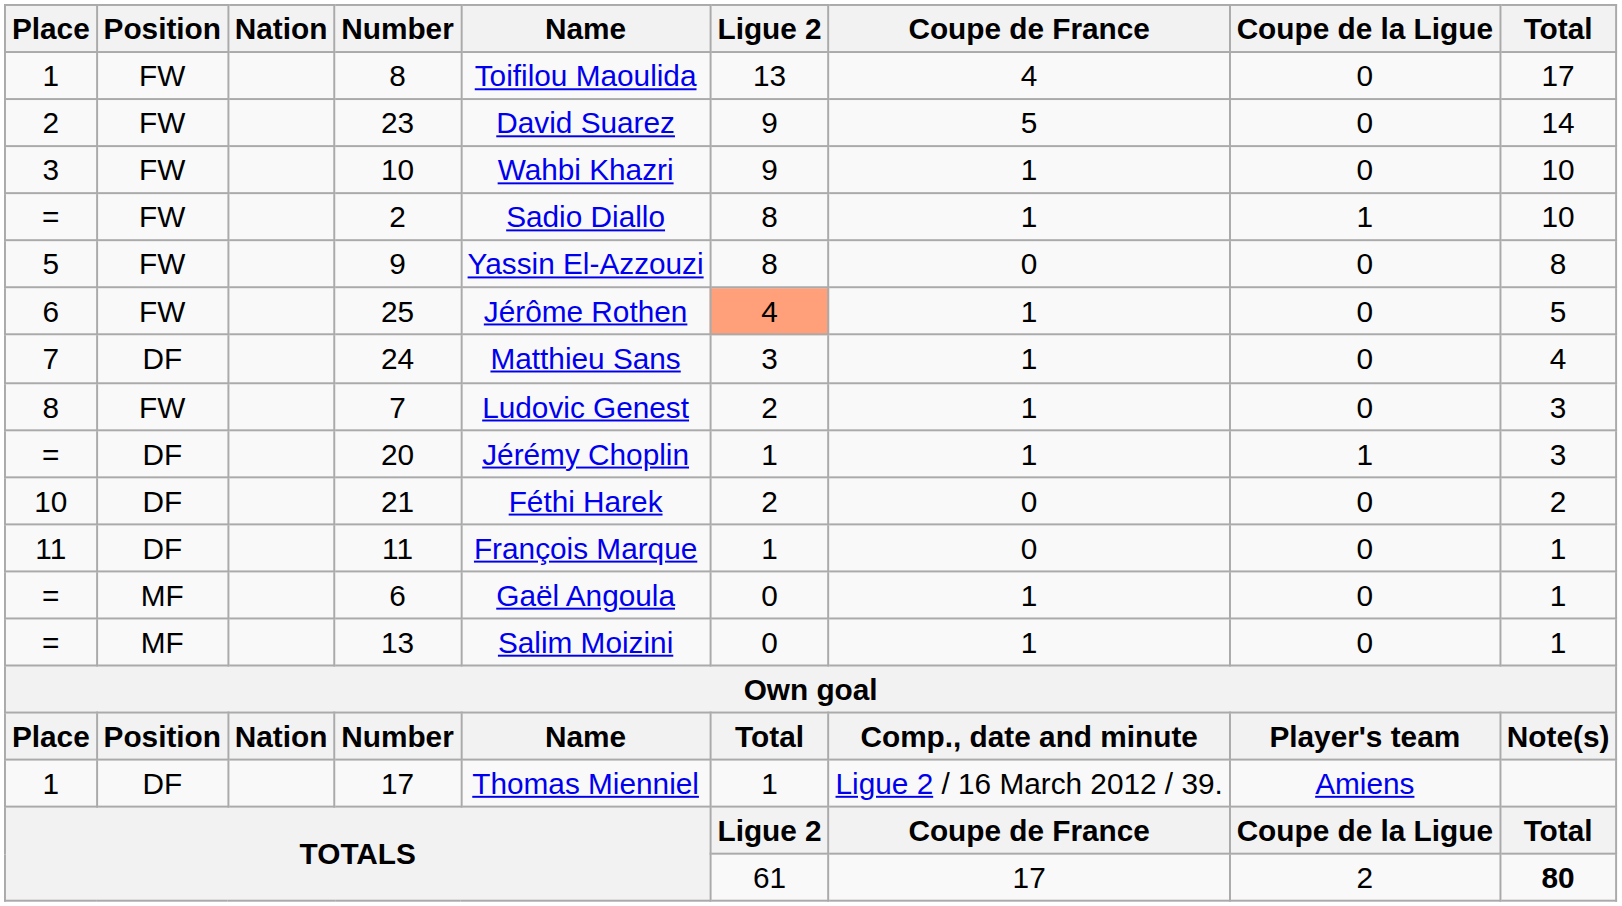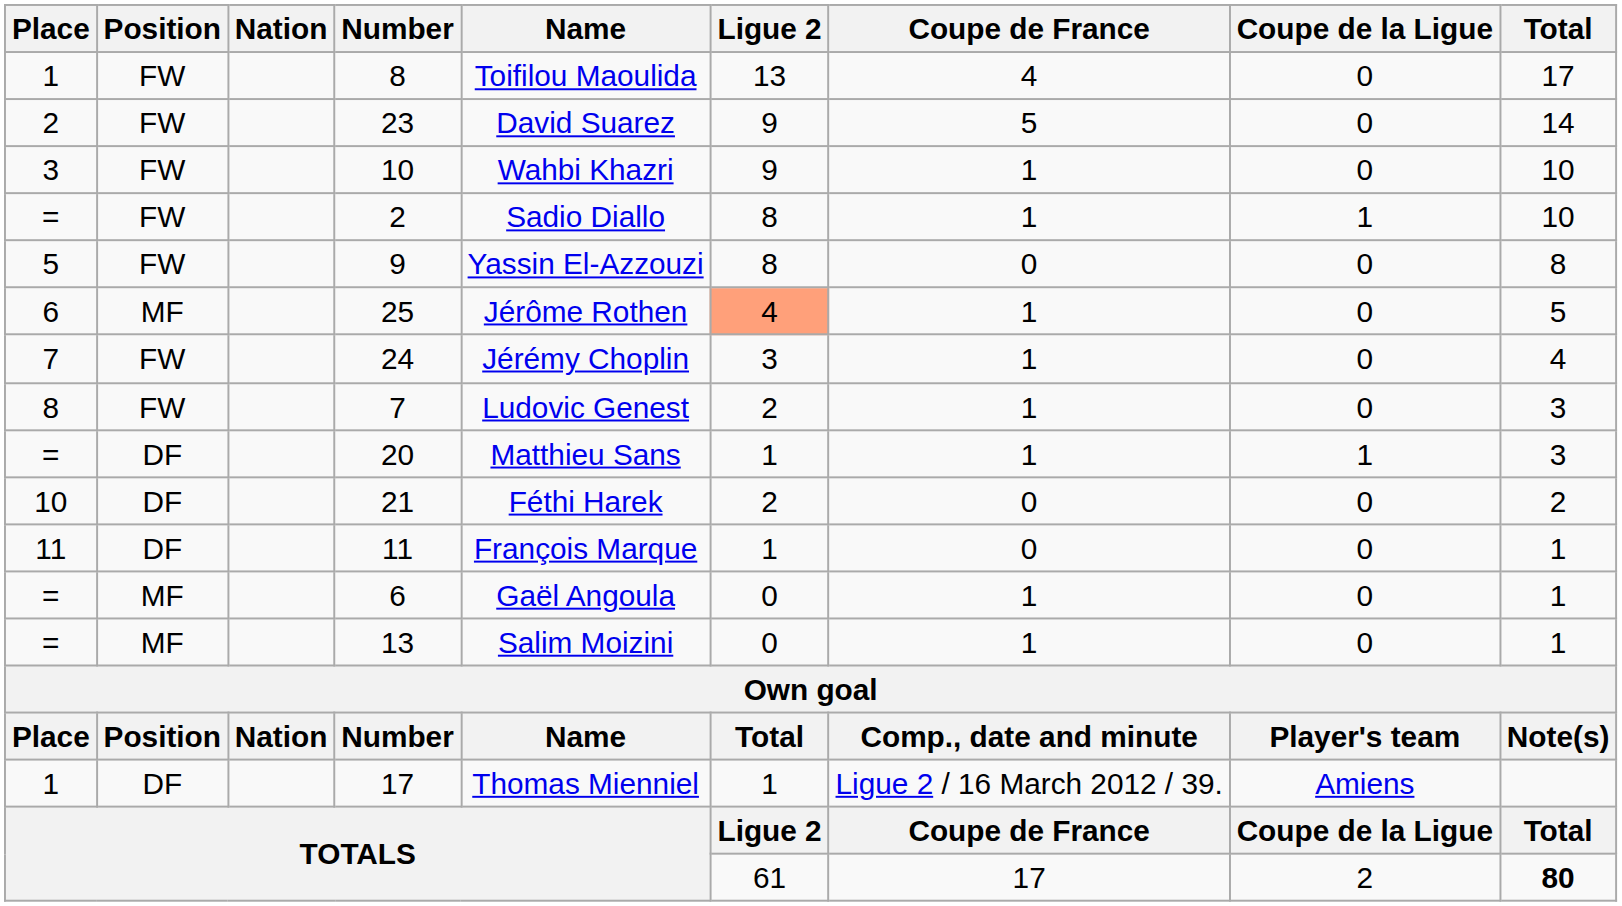(162, 312) FW -> (162, 312) MF
(162, 359) DF -> (162, 359) FW
(586, 359) Matthieu Sans -> (586, 359) Jérémy Choplin
(586, 453) Jérémy Choplin -> (586, 453) Matthieu Sans
